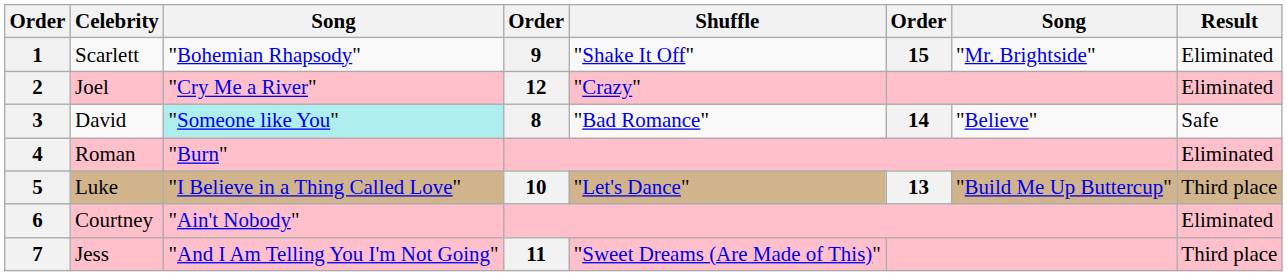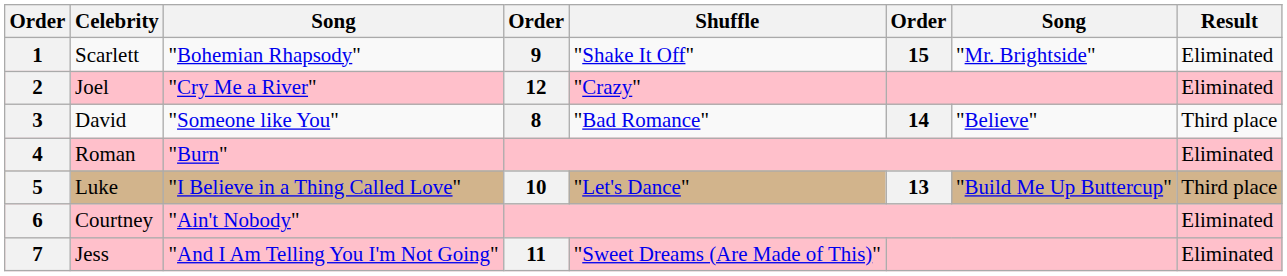(254, 120) paleturquoise background -> (254, 120) no background
(1200, 120) Safe -> (1229, 120) Third place
(1229, 253) Third place -> (1227, 253) Eliminated
